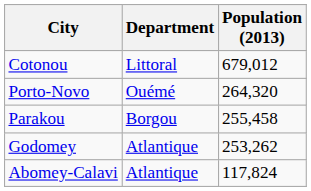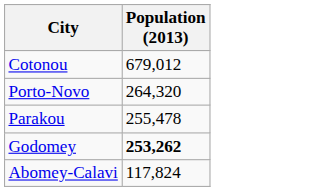- column: (170, 27)
(250, 118) 255,458 -> (154, 118) 255,478
(250, 145) normal -> (154, 145) bold
